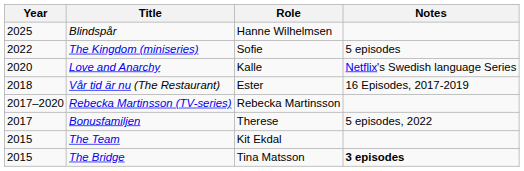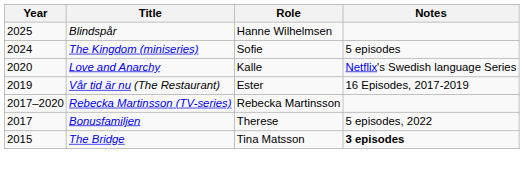(20, 49) 2022 -> (20, 49) 2024
(20, 85) 2018 -> (20, 85) 2019
- row: (94, 139)
